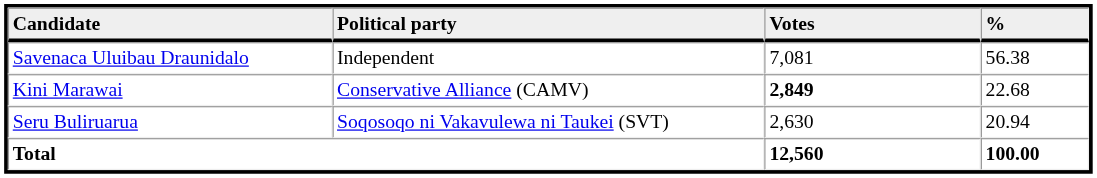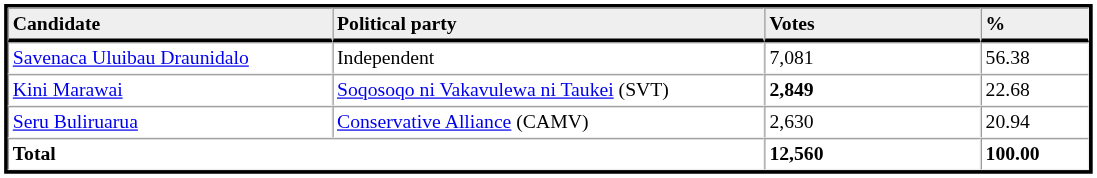(463, 89) Conservative Alliance (CAMV) -> (503, 89) Soqosoqo ni Vakavulewa ni Taukei (SVT)
(503, 121) Soqosoqo ni Vakavulewa ni Taukei (SVT) -> (463, 121) Conservative Alliance (CAMV)
